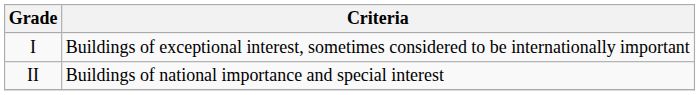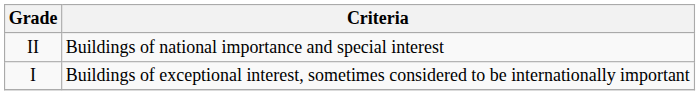rows swapped: (33, 47) <-> (33, 75)
